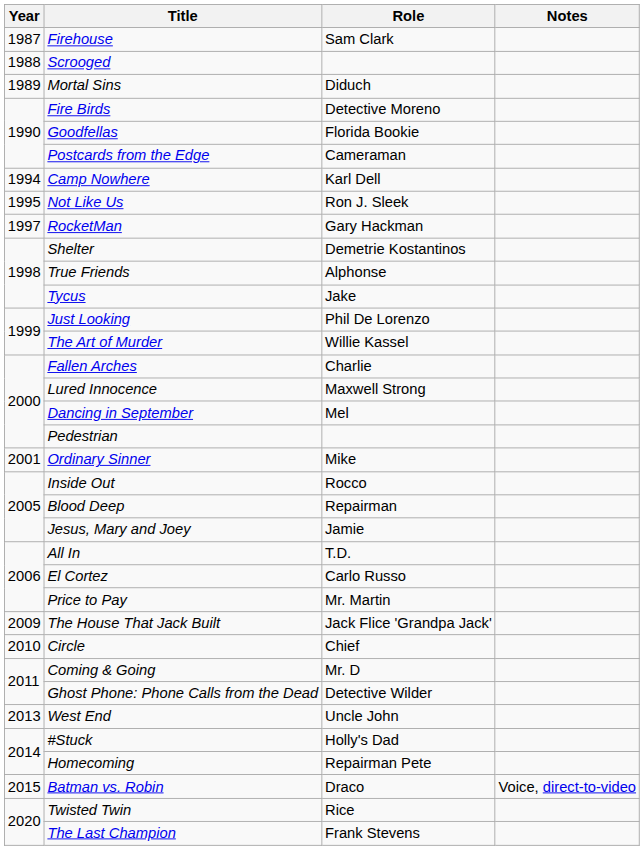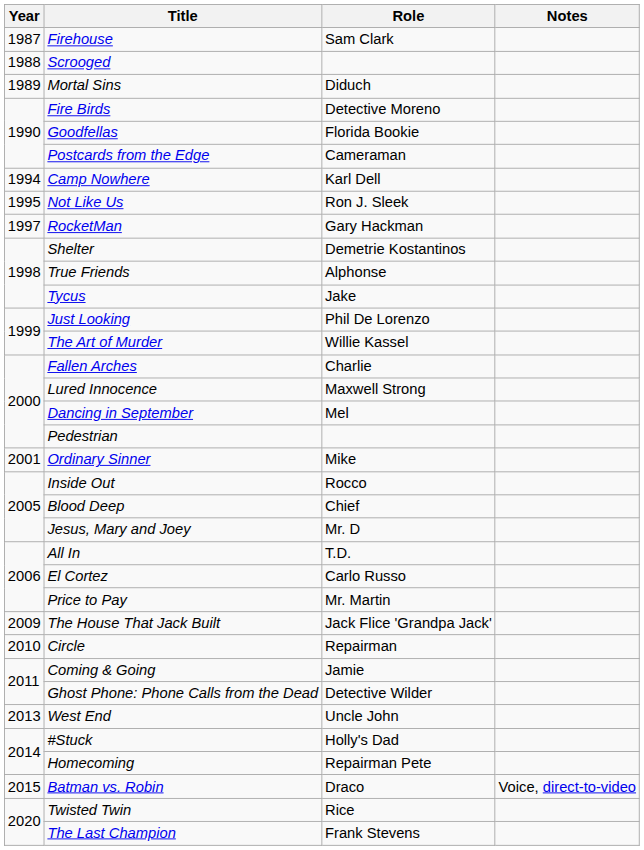(361, 506) Repairman -> (342, 506) Chief
(345, 529) Jamie -> (343, 529) Mr. D
(342, 646) Chief -> (361, 646) Repairman
(343, 669) Mr. D -> (345, 669) Jamie
